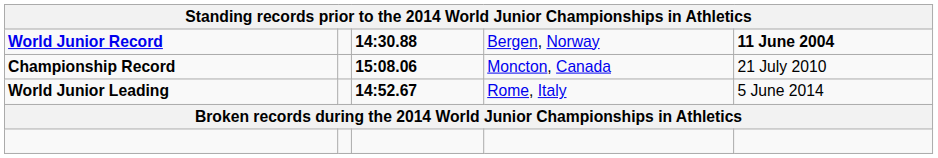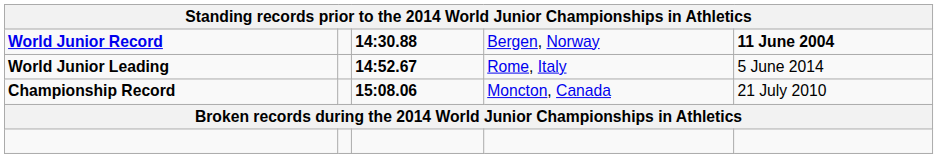rows swapped: (92, 66) <-> (89, 91)
